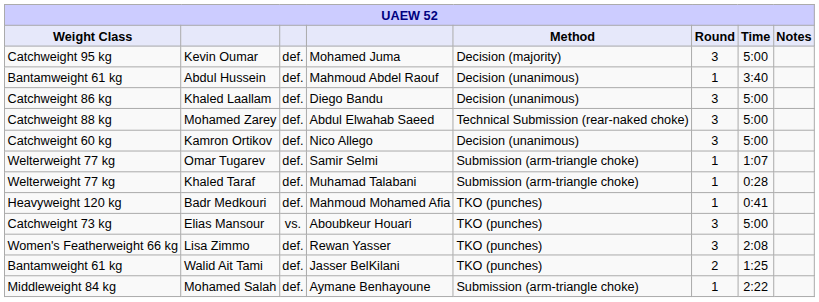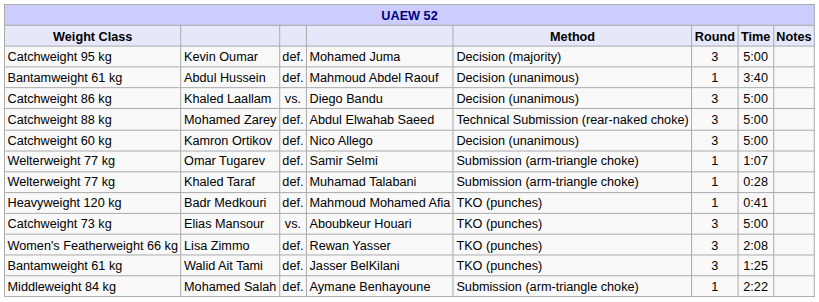(293, 98) def. -> (293, 98) vs.
(715, 265) 2 -> (715, 265) 3
